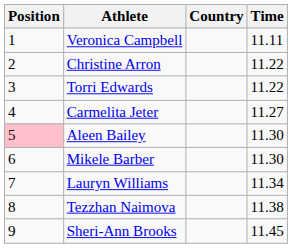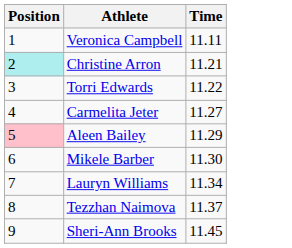- column: (216, 16)
(12, 64) no background -> (12, 64) paleturquoise background
(267, 64) 11.22 -> (206, 64) 11.21
(267, 135) 11.30 -> (206, 135) 11.29
(267, 207) 11.38 -> (206, 207) 11.37
